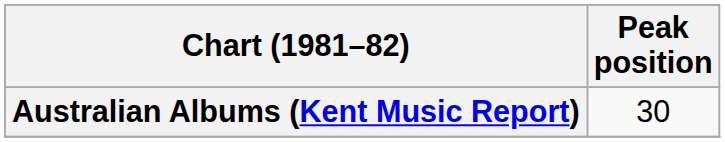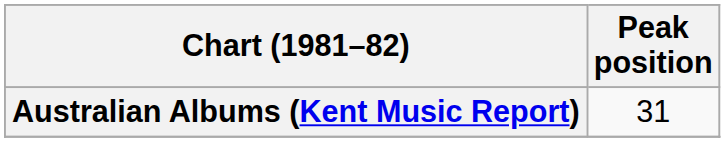(653, 111) 30 -> (653, 111) 31
